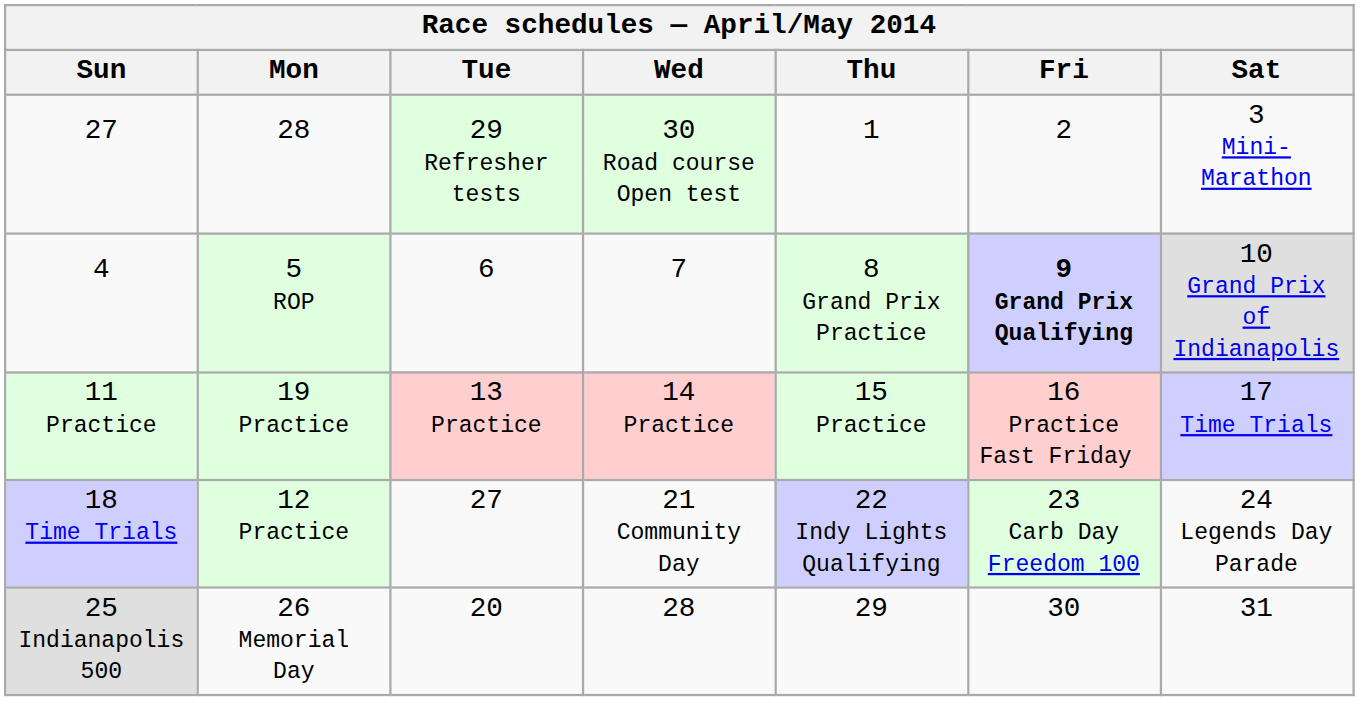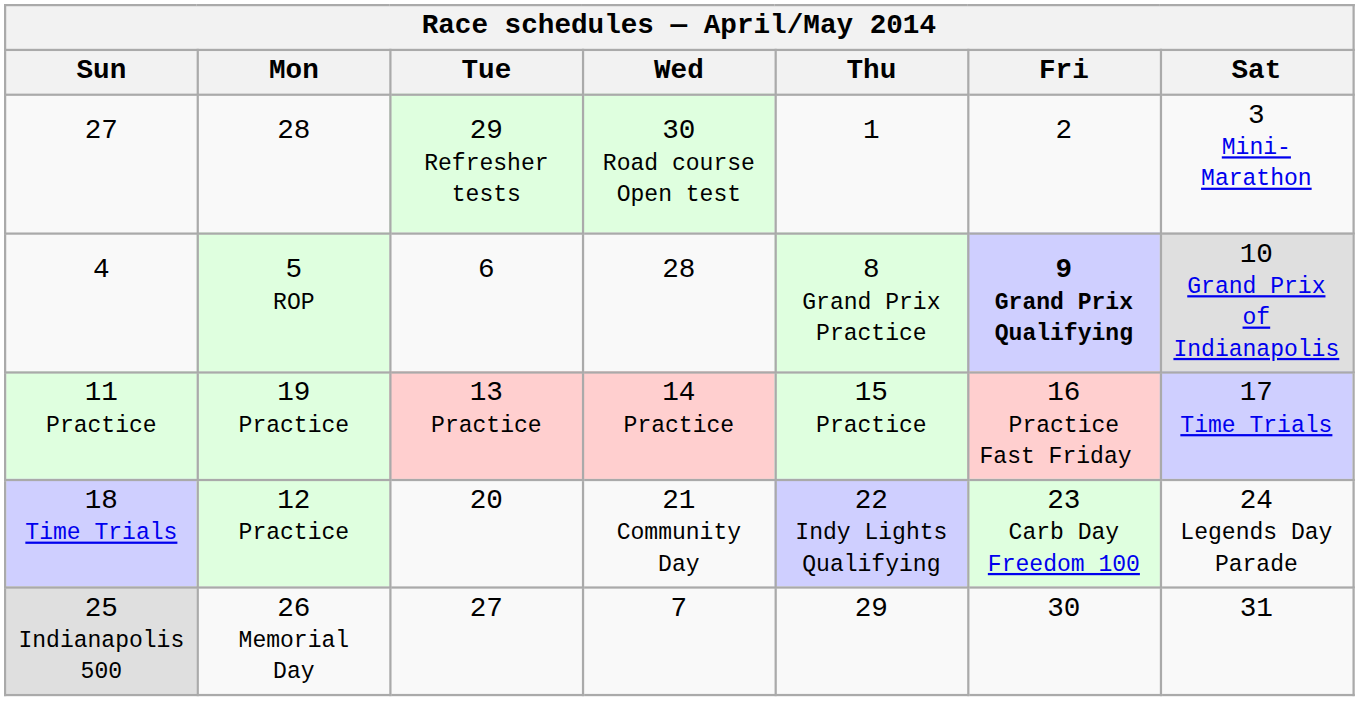(679, 303) 7 -> (679, 303) 28
(486, 533) 27 -> (486, 533) 20
(486, 641) 20 -> (486, 641) 27
(679, 641) 28 -> (679, 641) 7
